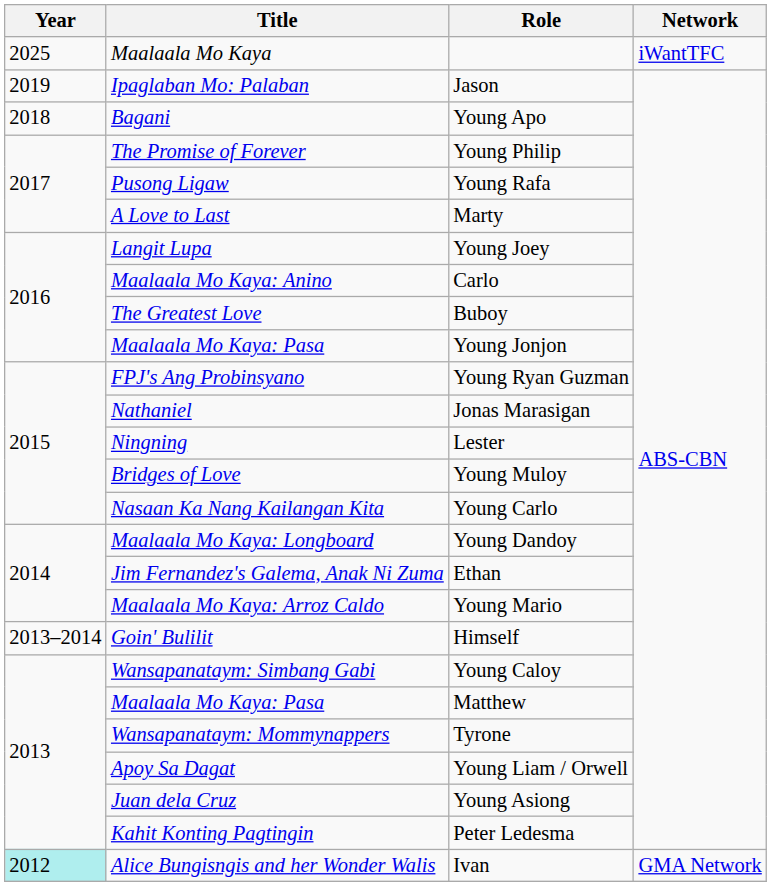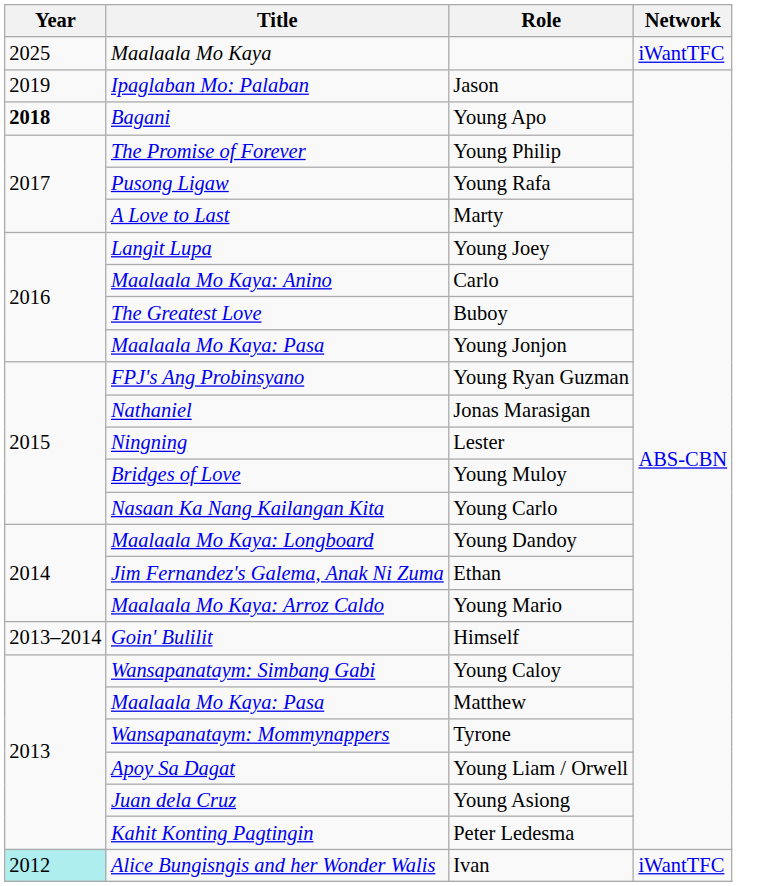(30, 118) normal -> (30, 118) bold
(700, 865) GMA Network -> (681, 865) iWantTFC
